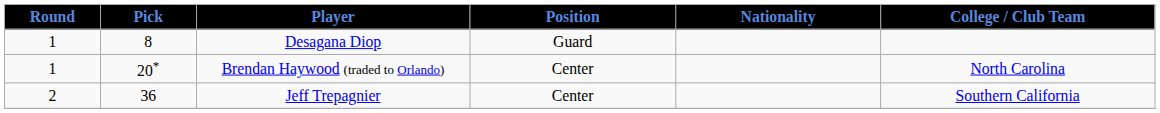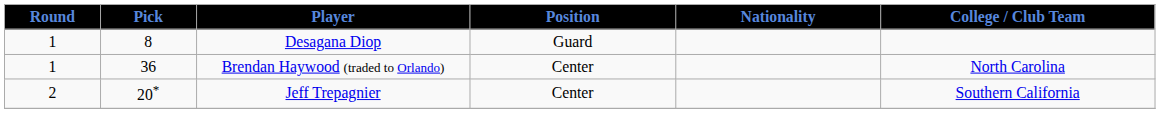(148, 68) 20* -> (148, 66) 36
(148, 95) 36 -> (148, 93) 20*
